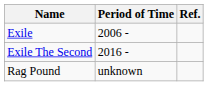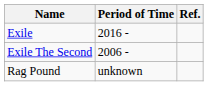(113, 33) 2006 - -> (113, 33) 2016 -
(113, 52) 2016 - -> (113, 52) 2006 -
